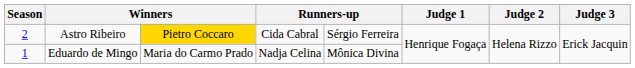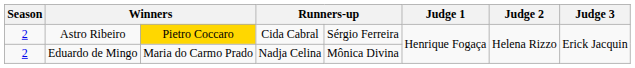(25, 54) 1 -> (25, 54) 2
